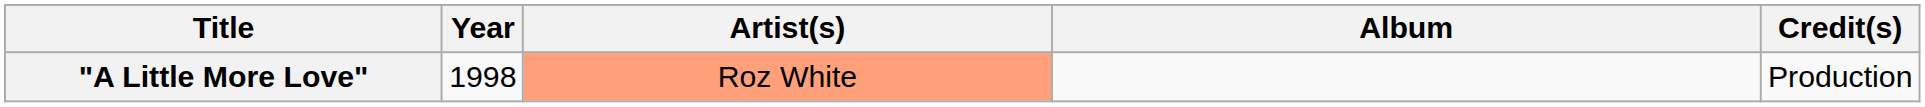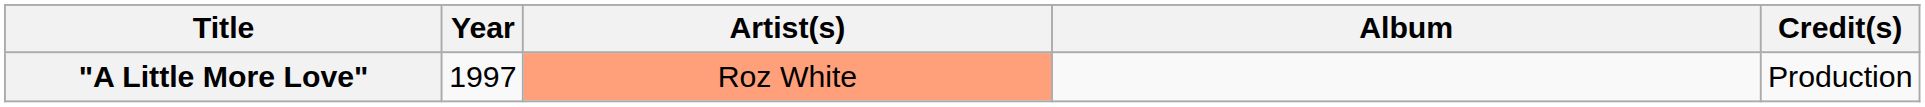(483, 76) 1998 -> (483, 76) 1997
